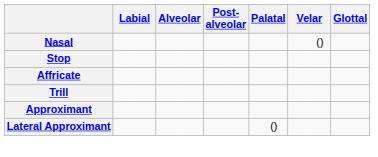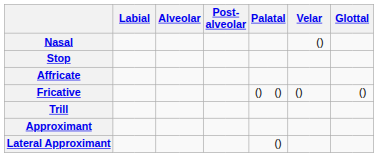+ row: (59, 93)
